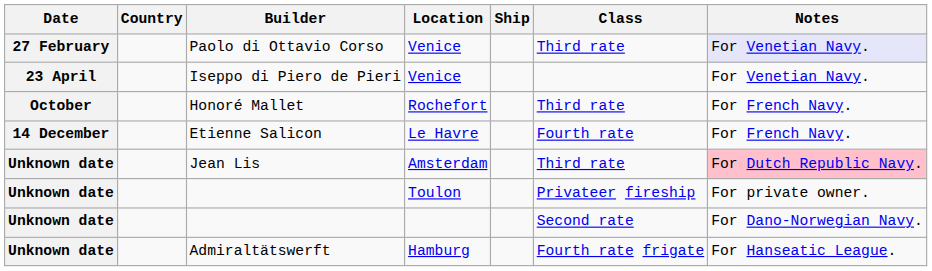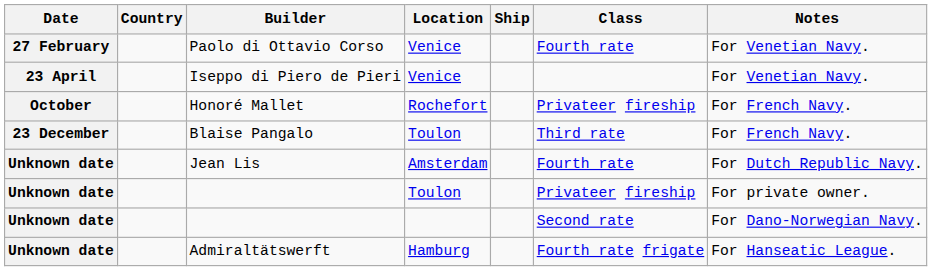(581, 48) Third rate -> (585, 48) Fourth rate
(791, 48) lavender background -> (791, 48) no background
(581, 106) Third rate -> (616, 106) Privateer fireship
- row: (256, 135)
+ row: (251, 135)
(581, 164) Third rate -> (585, 164) Fourth rate
(817, 164) pink background -> (817, 164) no background
